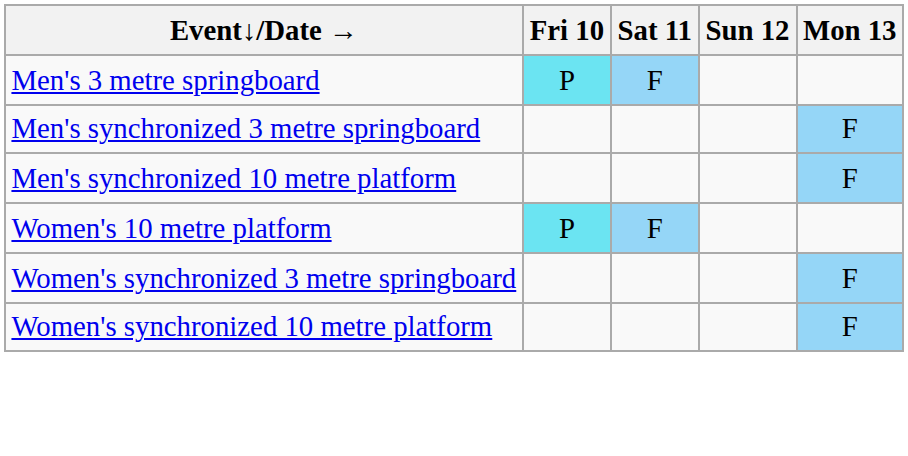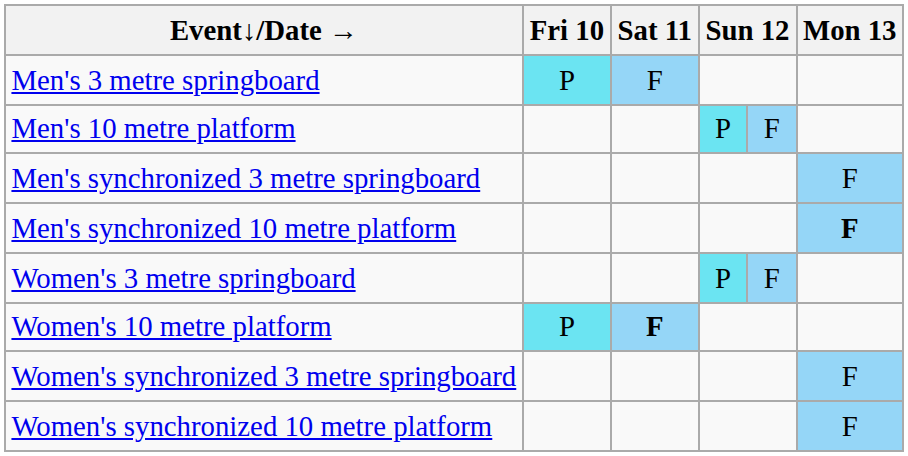+ row: (154, 129)
(850, 178) normal -> (850, 228) bold
+ row: (184, 277)
(655, 228) normal -> (655, 327) bold
